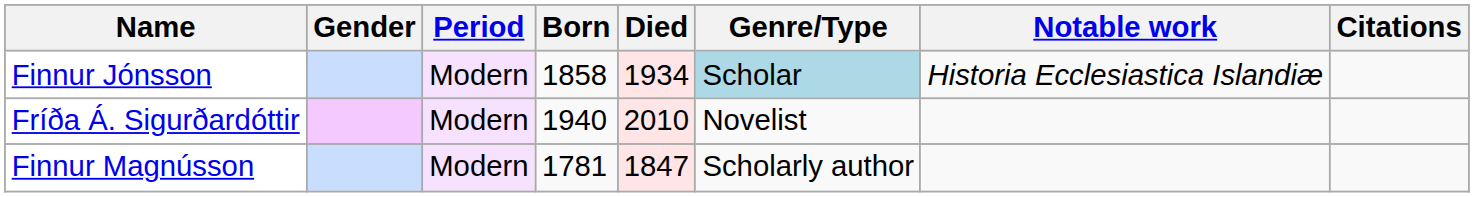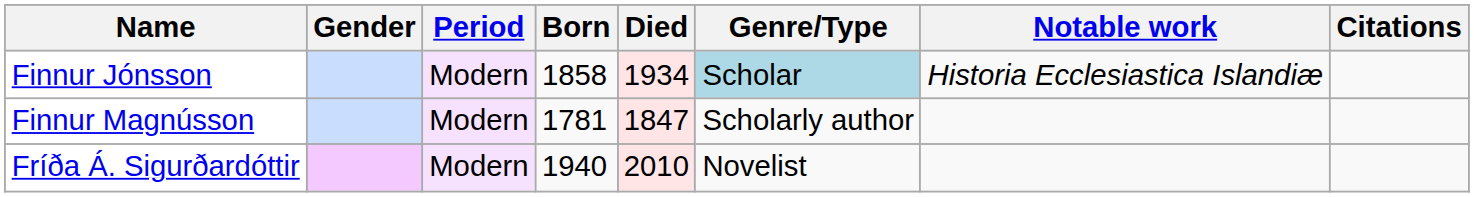rows swapped: (133, 167) <-> (156, 120)
